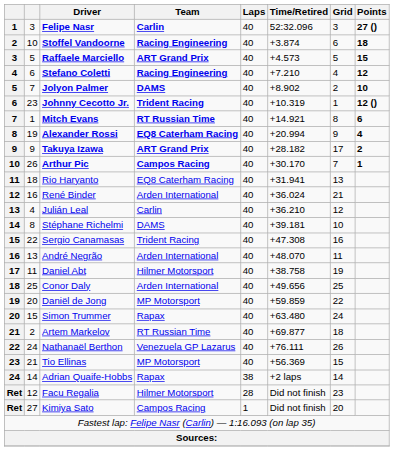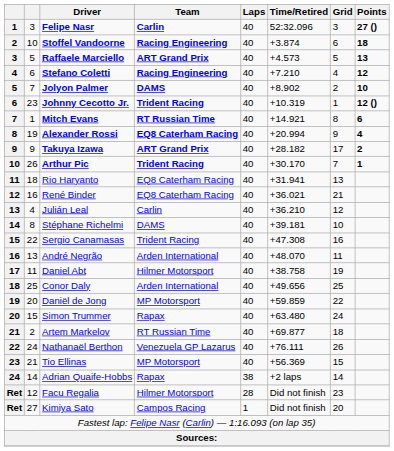(362, 57) 15 -> (362, 57) 13
(173, 164) Campos Racing -> (170, 164) Trident Racing
(178, 194) Arden International -> (185, 194) EQ8 Caterham Racing
(287, 194) +36.024 -> (287, 194) +36.021
